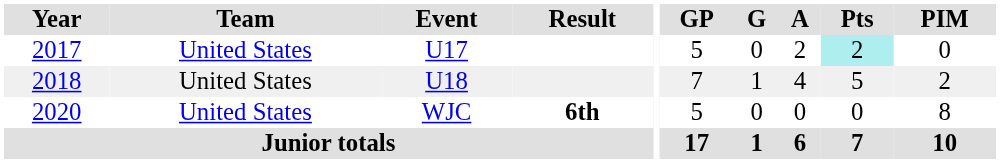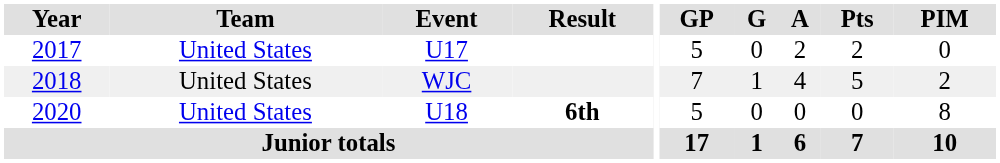(857, 50) paleturquoise background -> (857, 50) no background
(447, 81) U18 -> (447, 81) WJC
(447, 112) WJC -> (447, 112) U18
